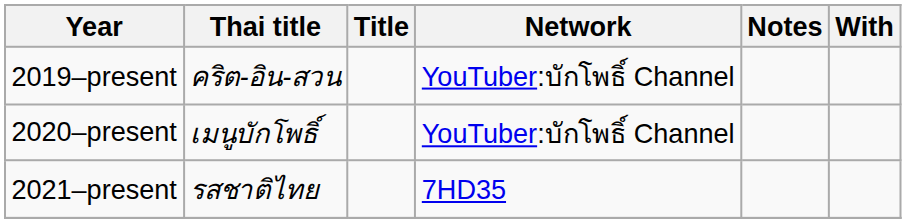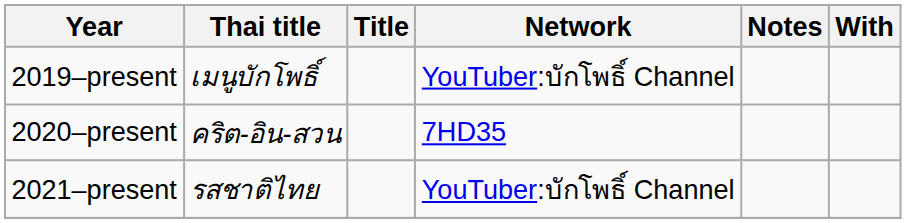(265, 77) คริต-อิน-สวน -> (253, 77) เมนูบักโพธิ์
(253, 133) เมนูบักโพธิ์ -> (265, 133) คริต-อิน-สวน
(578, 133) YouTuber:บักโพธิ์ Channel -> (464, 132) 7HD35
(464, 189) 7HD35 -> (578, 190) YouTuber:บักโพธิ์ Channel
